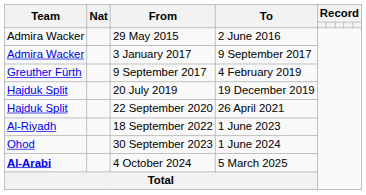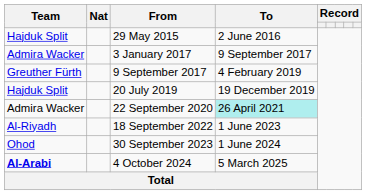(46, 36) Admira Wacker -> (37, 36) Hajduk Split
(37, 108) Hajduk Split -> (46, 108) Admira Wacker
(251, 108) no background -> (251, 108) paleturquoise background
